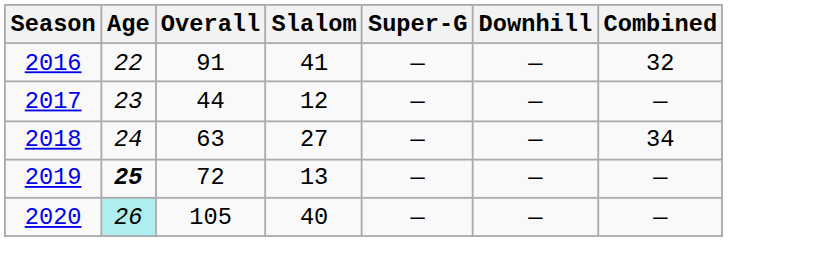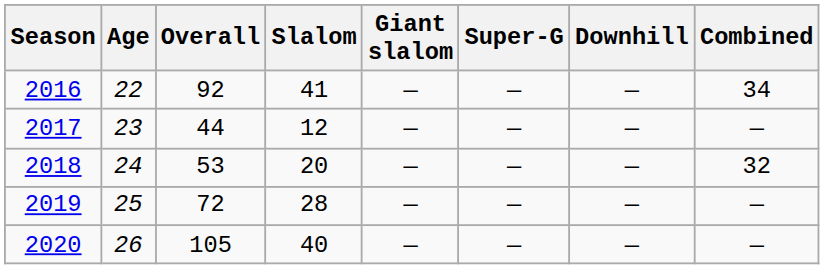+ column: (411, 38)
(211, 63) 91 -> (211, 90) 92
(660, 63) 32 -> (757, 90) 34
(211, 140) 63 -> (211, 167) 53
(314, 140) 27 -> (314, 167) 20
(660, 140) 34 -> (757, 167) 32
(128, 178) bold -> (128, 206) normal
(314, 178) 13 -> (314, 206) 28
(128, 217) paleturquoise background -> (128, 244) no background
